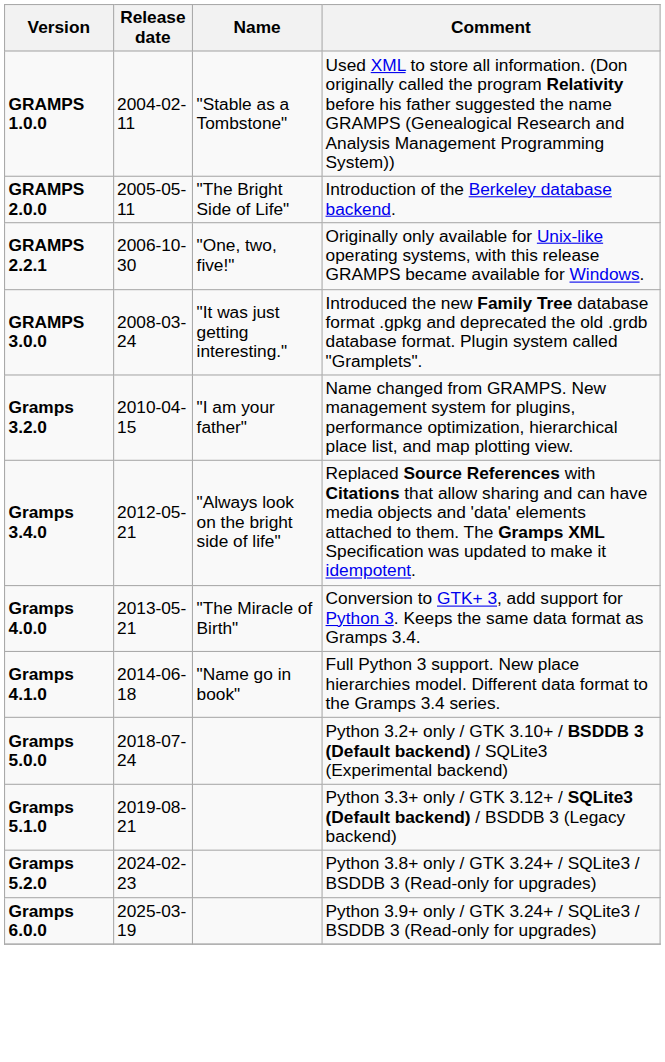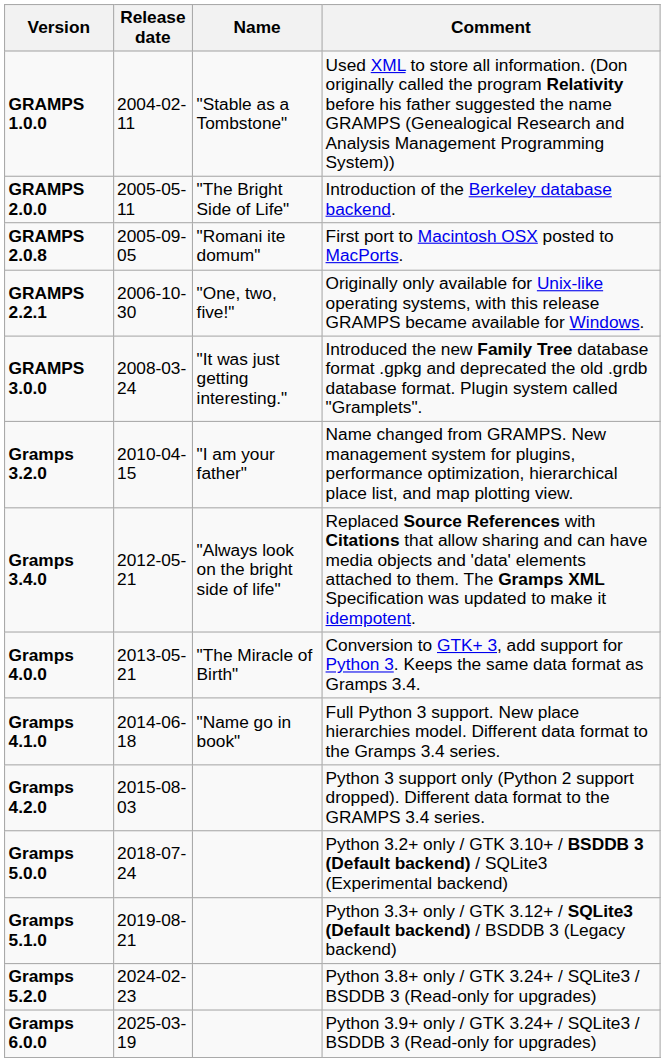+ row: (46, 246)
+ row: (41, 797)
